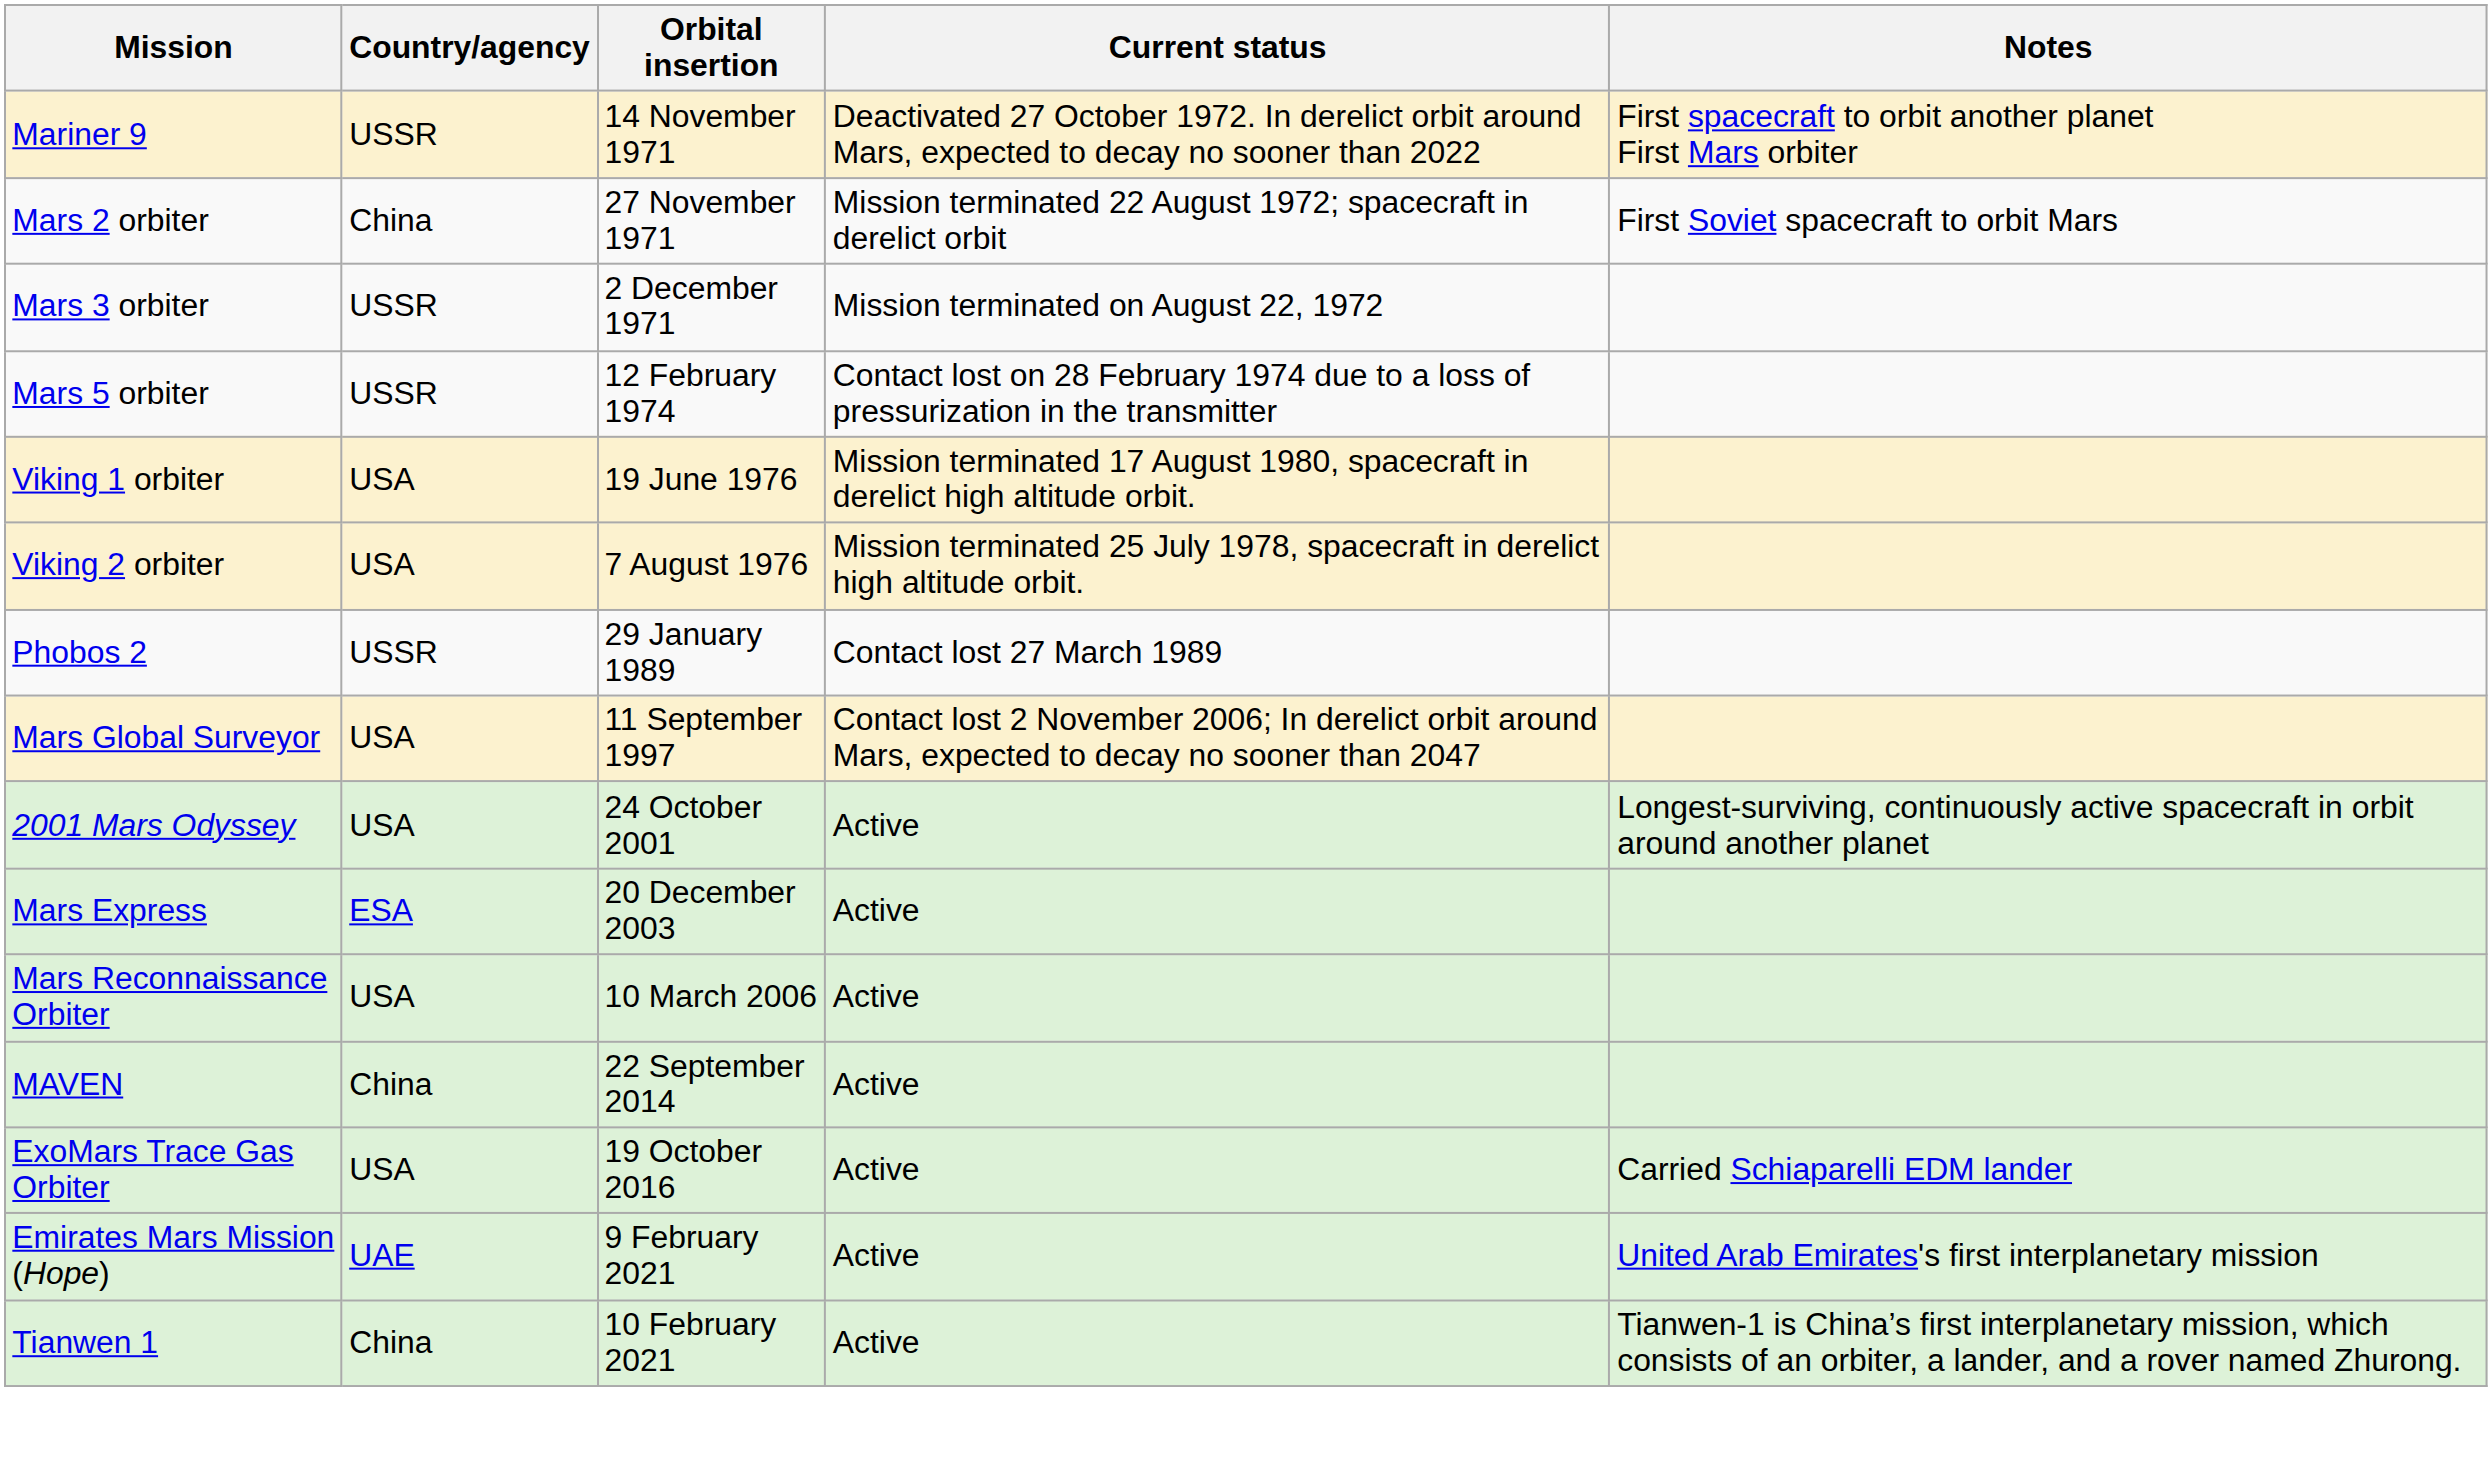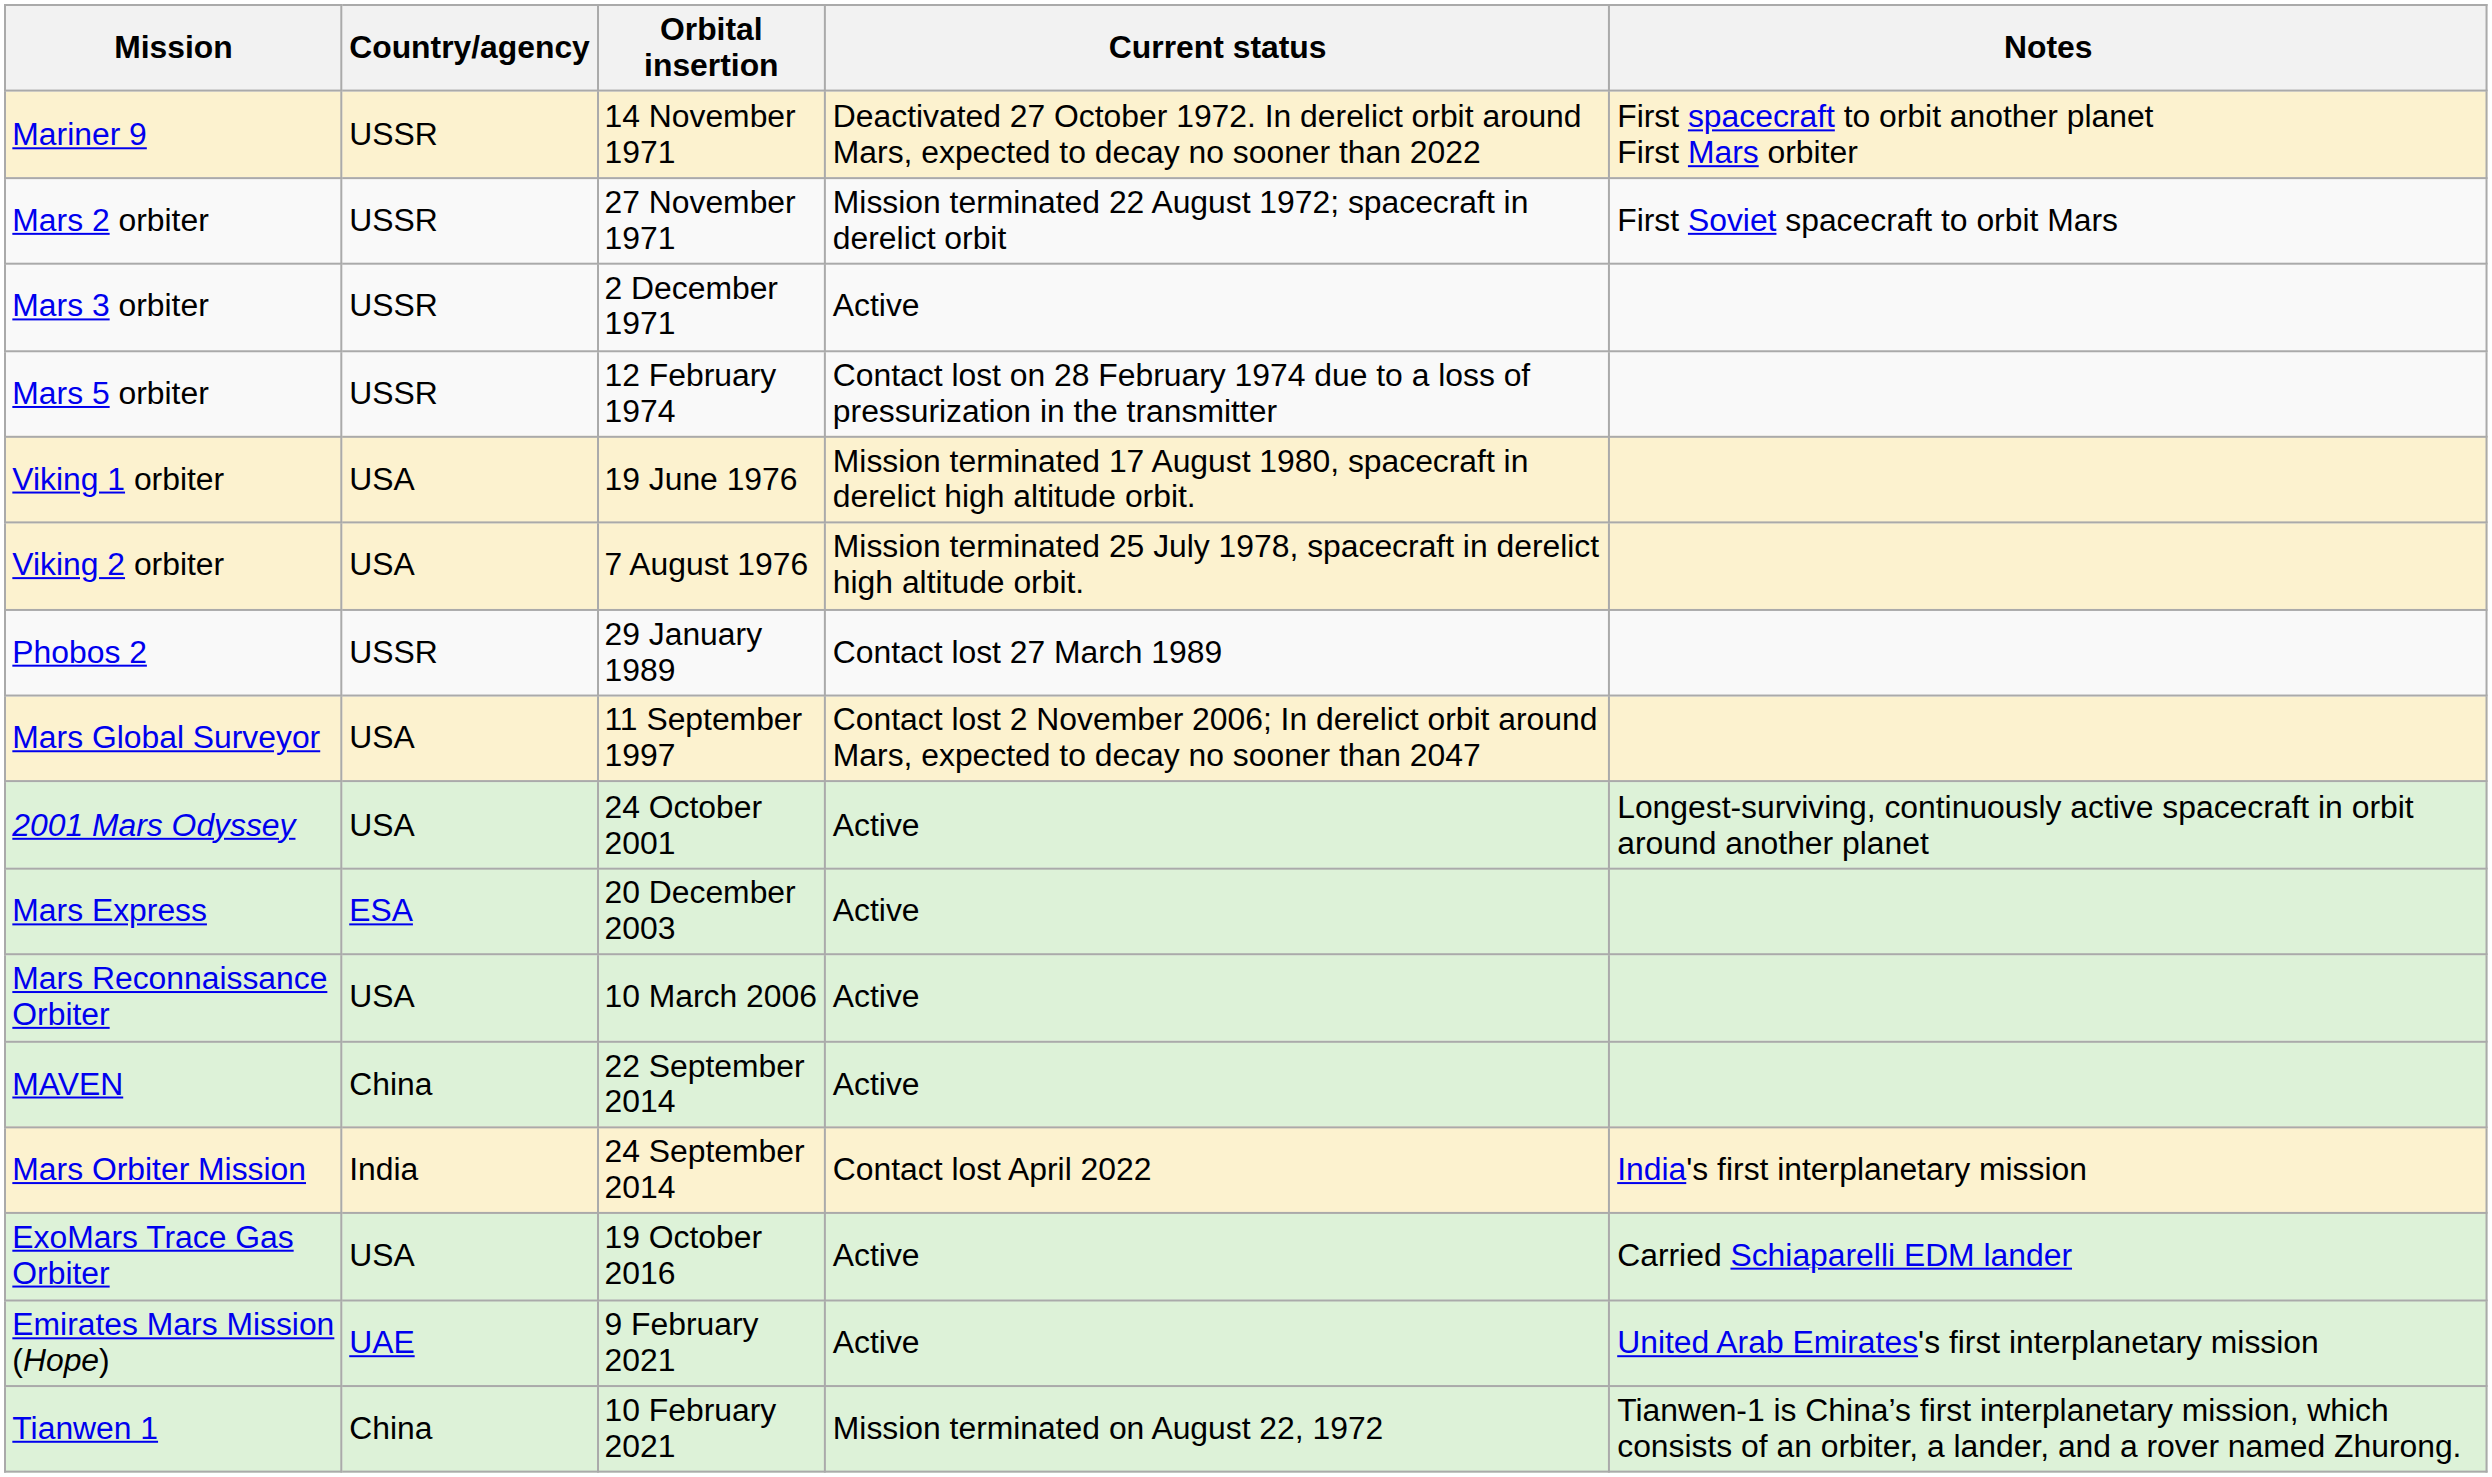(391, 220) China -> (393, 220) USSR
(1108, 306) Mission terminated on August 22, 1972 -> (876, 306) Active
+ row: (159, 1169)
(876, 1342) Active -> (1108, 1428) Mission terminated on August 22, 1972
